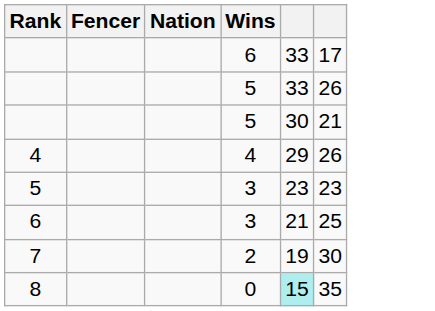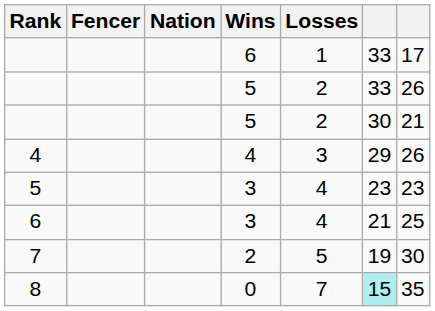+ column: (322, 21)
